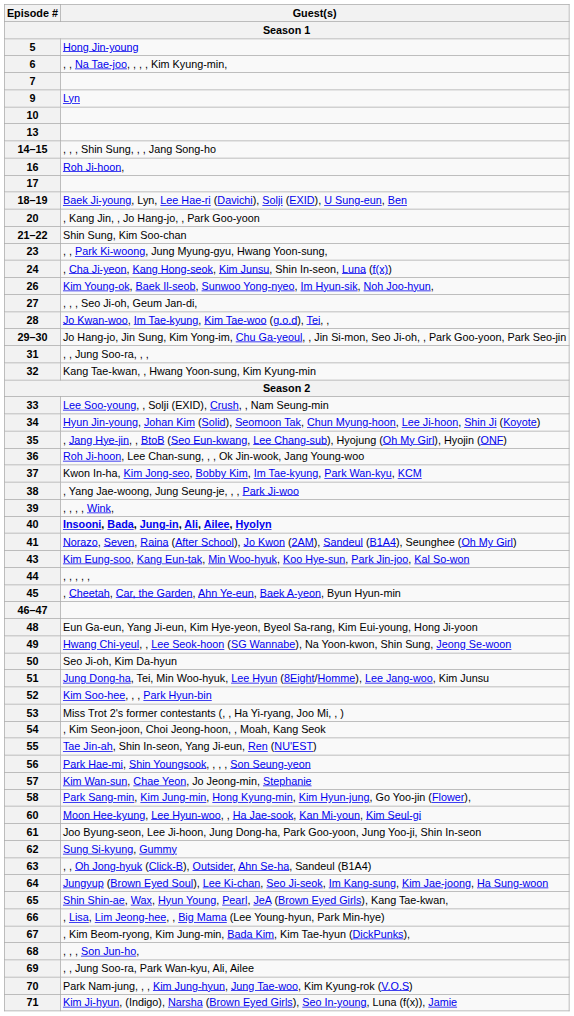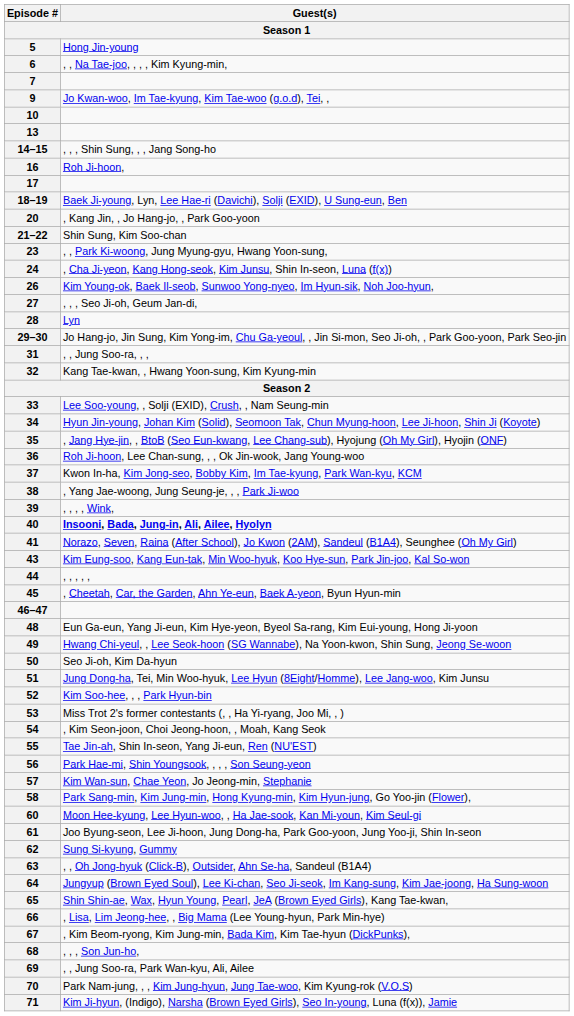(71, 99) Lyn -> (196, 99) Jo Kwan-woo, Im Tae-kyung, Kim Tae-woo (g.o.d), Tei, ,
(196, 320) Jo Kwan-woo, Im Tae-kyung, Kim Tae-woo (g.o.d), Tei, , -> (71, 320) Lyn
